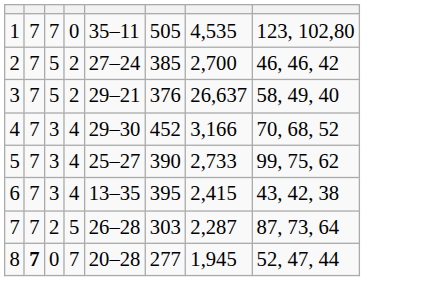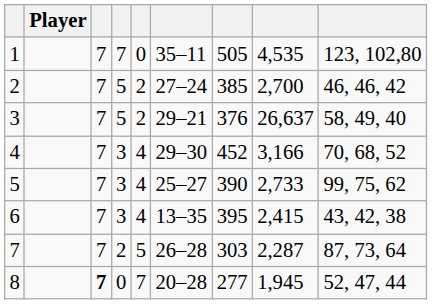+ column: (58, 20)
